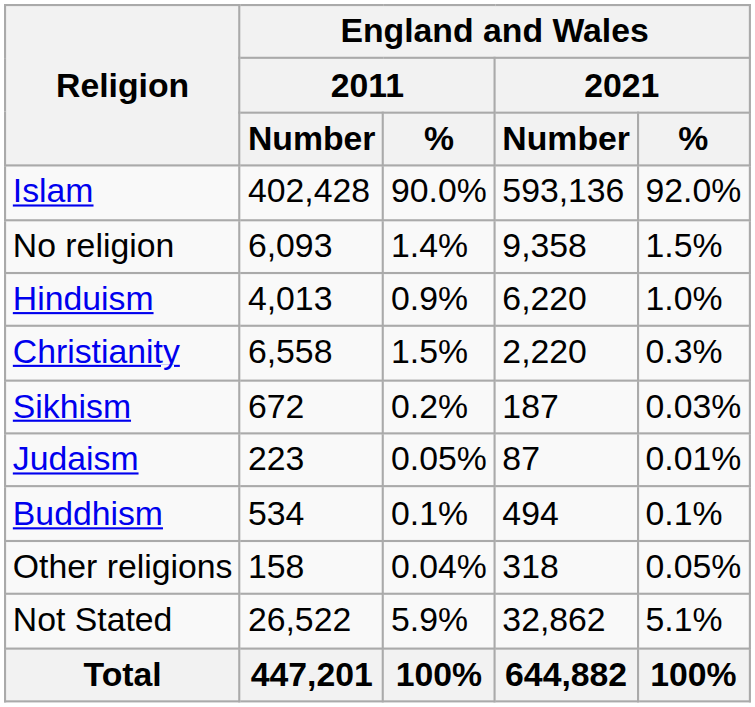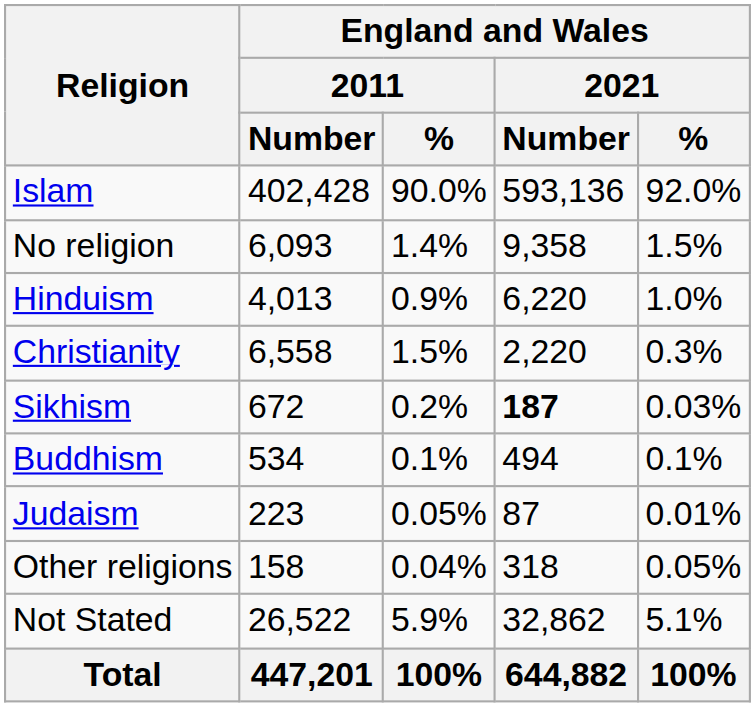(531, 406) normal -> (531, 406) bold
rows swapped: (88, 513) <-> (76, 459)
